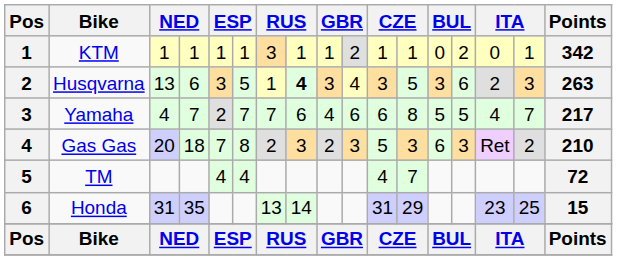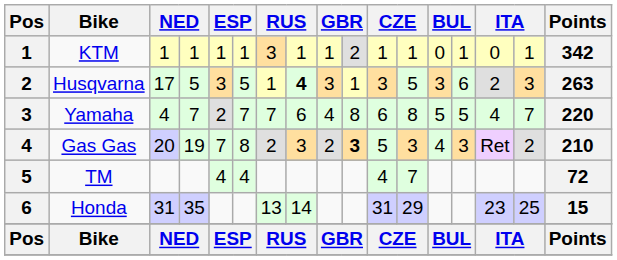(464, 51) 2 -> (464, 51) 1
(164, 83) 13 -> (164, 83) 17
(194, 83) 6 -> (194, 83) 5
(355, 83) 4 -> (355, 83) 1
(355, 114) 6 -> (355, 114) 8
(578, 114) 217 -> (578, 114) 220
(194, 145) 18 -> (194, 145) 19
(355, 145) normal -> (355, 145) bold
(440, 145) 6 -> (440, 145) 4
